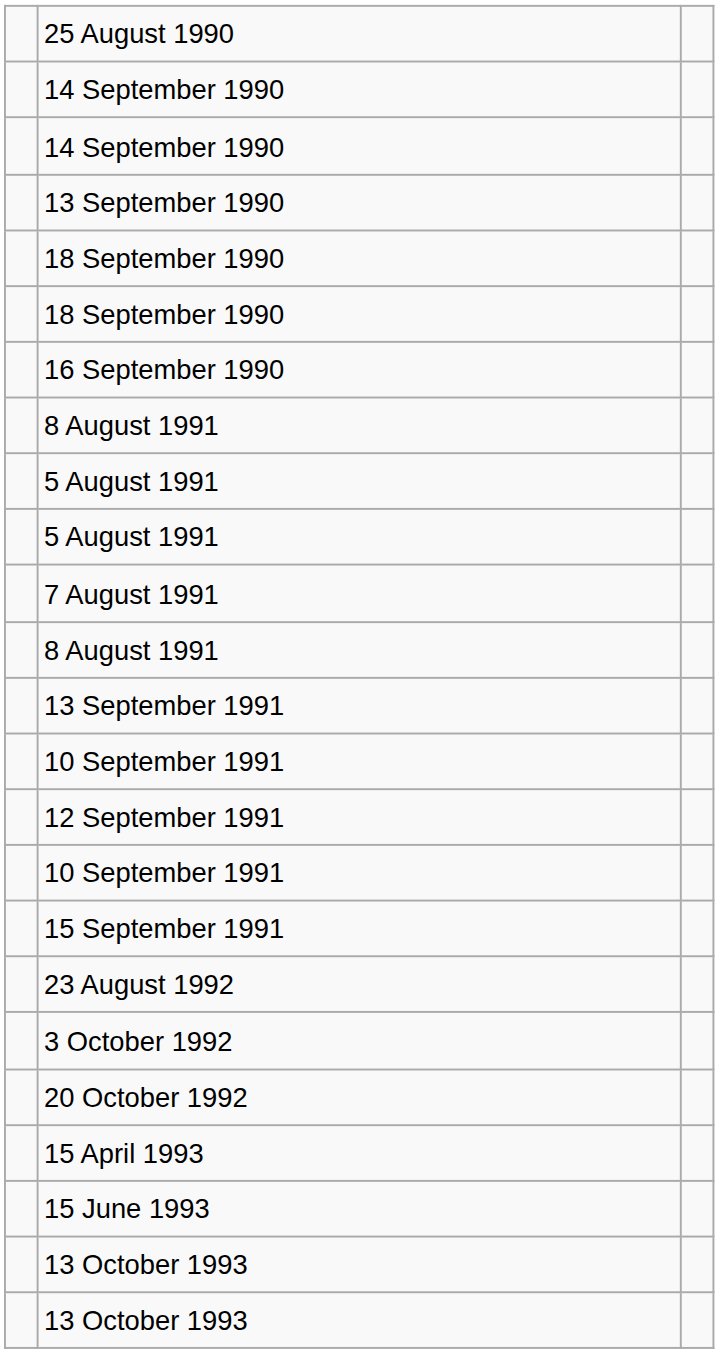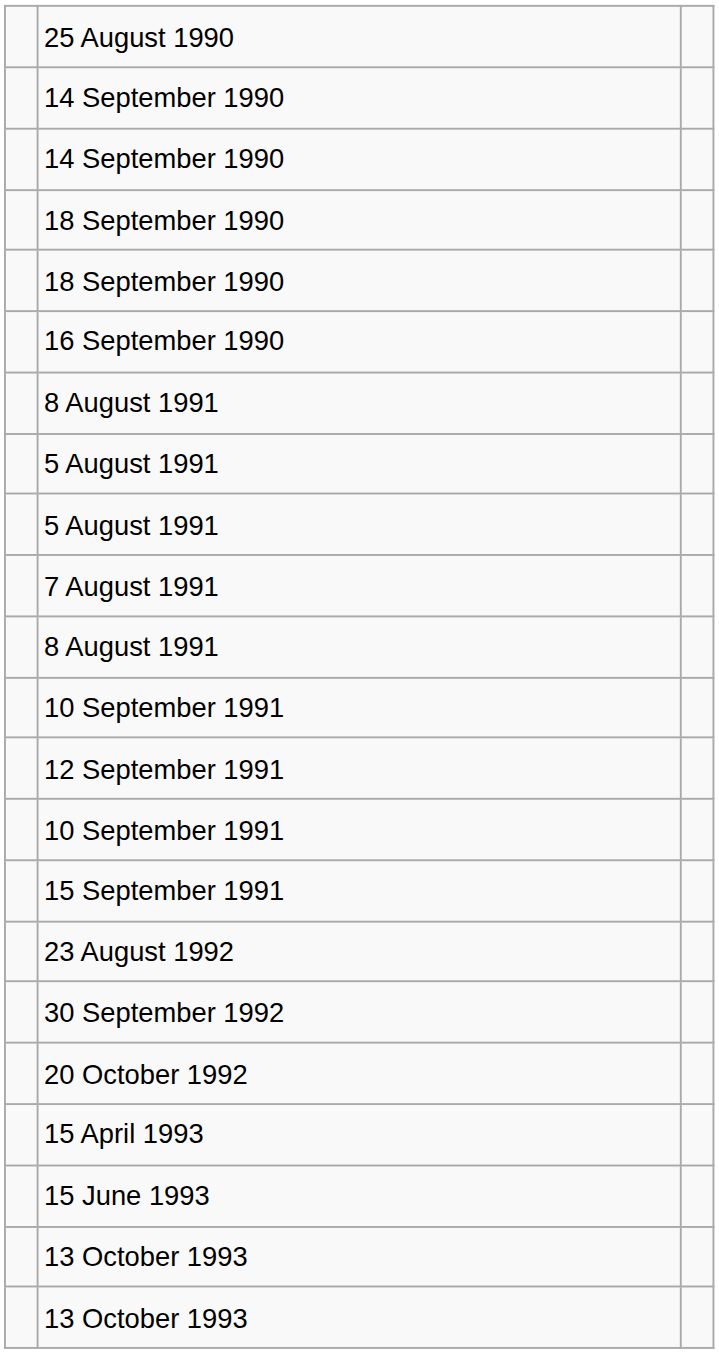- row: (21, 202)
- row: (21, 705)
+ row: (21, 1013)
- row: (21, 1041)
